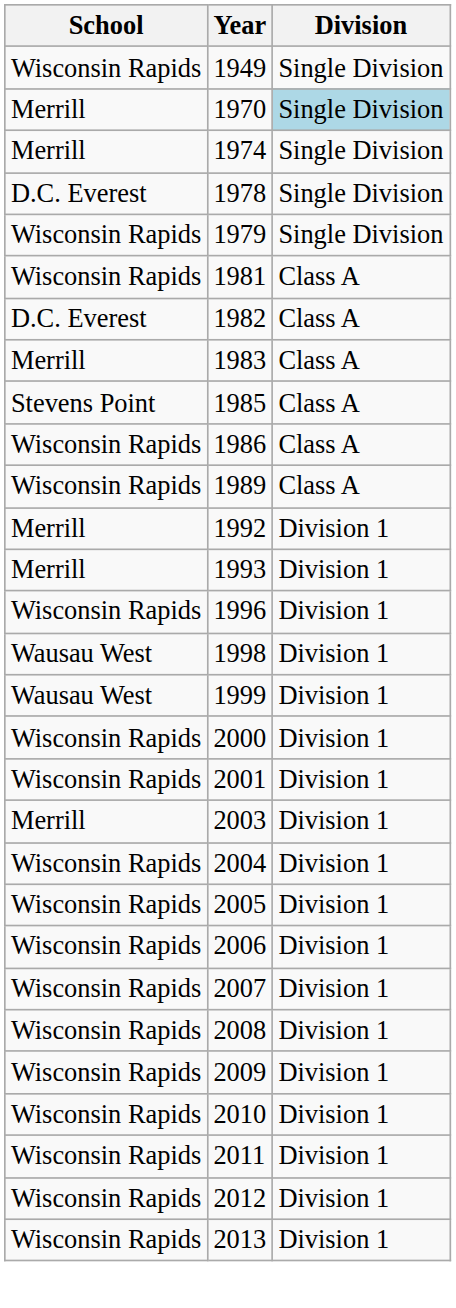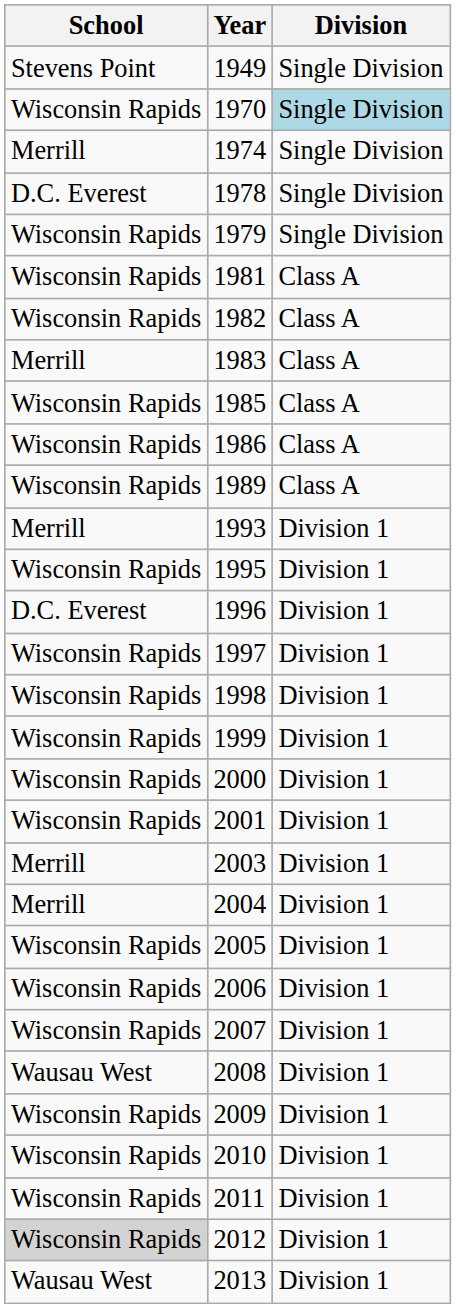(106, 67) Wisconsin Rapids -> (83, 67) Stevens Point
(48, 109) Merrill -> (106, 109) Wisconsin Rapids
(79, 318) D.C. Everest -> (106, 318) Wisconsin Rapids
(83, 402) Stevens Point -> (106, 402) Wisconsin Rapids
- row: (240, 527)
+ row: (240, 569)
(106, 611) Wisconsin Rapids -> (79, 611) D.C. Everest
+ row: (240, 653)
(81, 653) Wausau West -> (106, 695) Wisconsin Rapids
(81, 695) Wausau West -> (106, 737) Wisconsin Rapids
(106, 862) Wisconsin Rapids -> (48, 904) Merrill
(106, 1030) Wisconsin Rapids -> (81, 1072) Wausau West
(106, 1197) no background -> (106, 1239) lightgrey background
(106, 1239) Wisconsin Rapids -> (81, 1281) Wausau West
